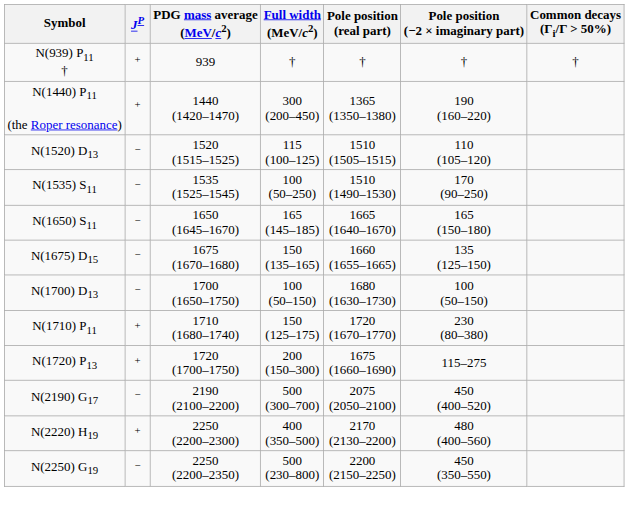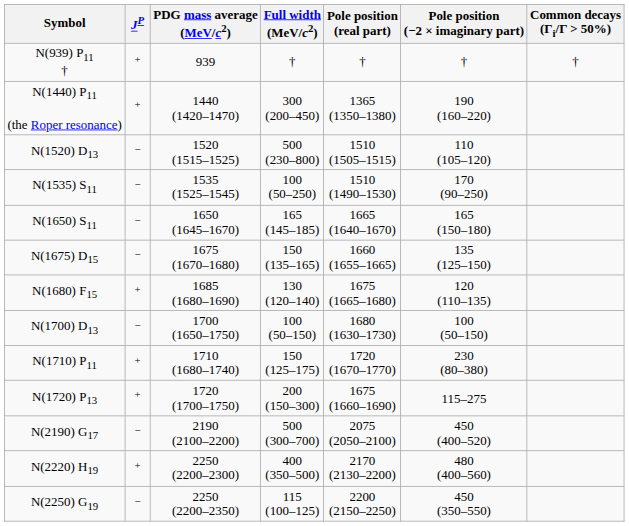(292, 152) 115 (100–125) -> (292, 152) 500 (230–800)
+ row: (65, 292)
(292, 468) 500 (230–800) -> (292, 503) 115 (100–125)
